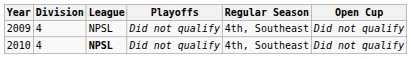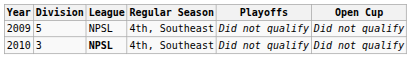columns swapped: (267, 13) <-> (175, 13)
(39, 29) 4 -> (39, 29) 5
(39, 45) 4 -> (39, 45) 3
